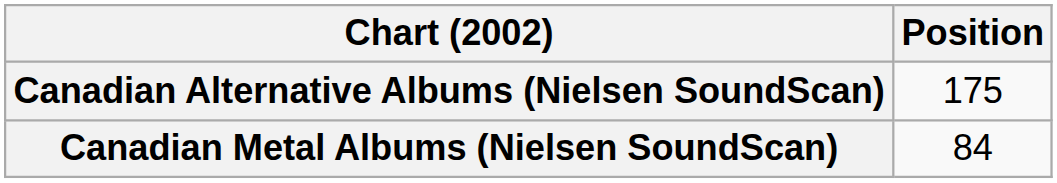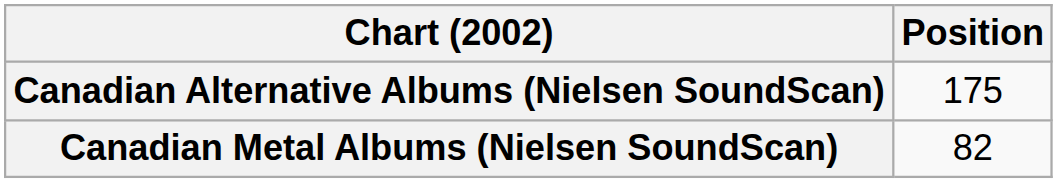(973, 147) 84 -> (973, 147) 82
